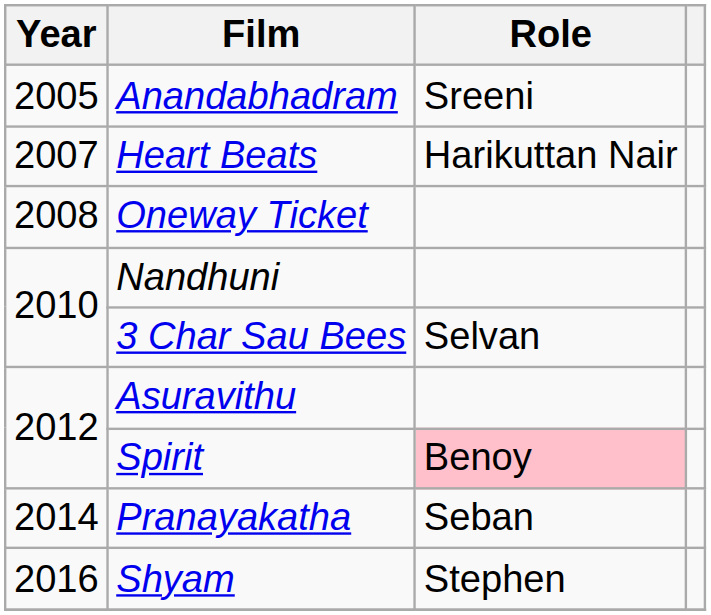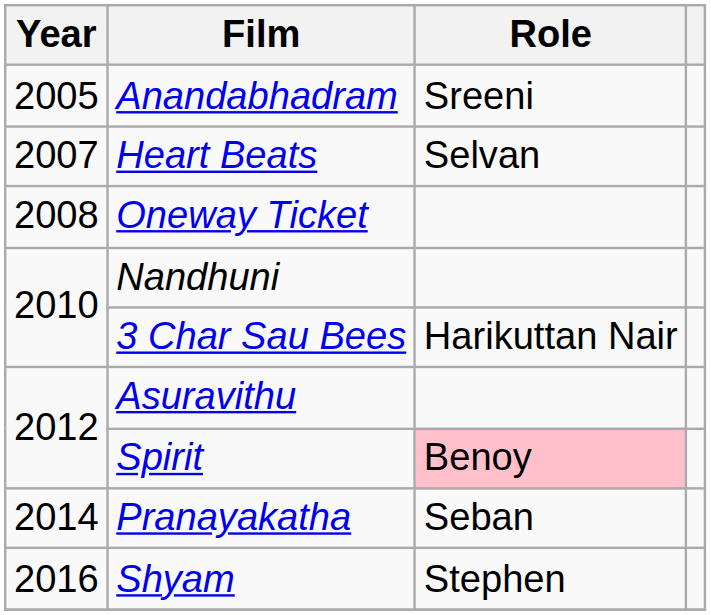(551, 155) Harikuttan Nair -> (482, 155) Selvan
(482, 336) Selvan -> (551, 336) Harikuttan Nair
